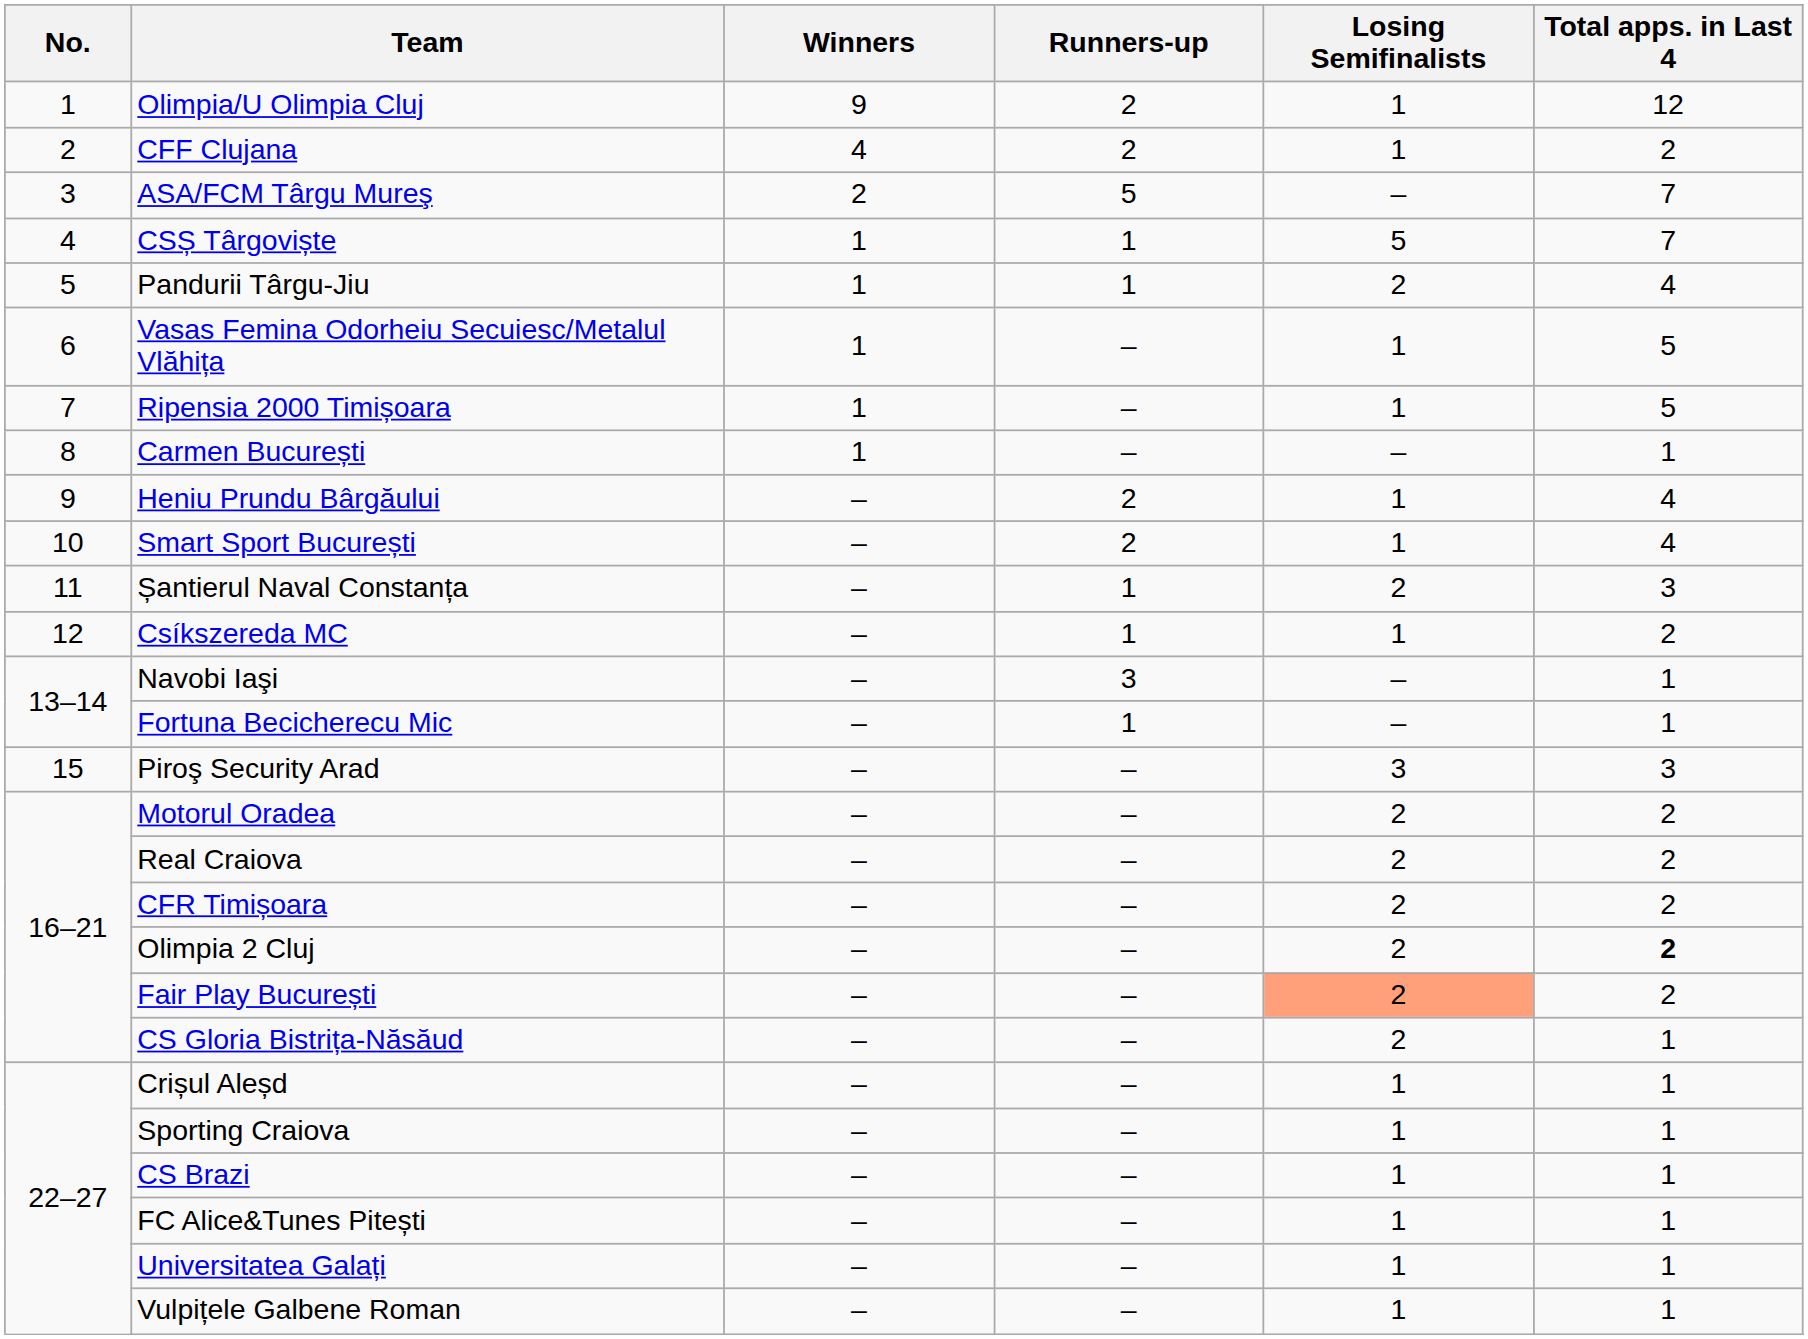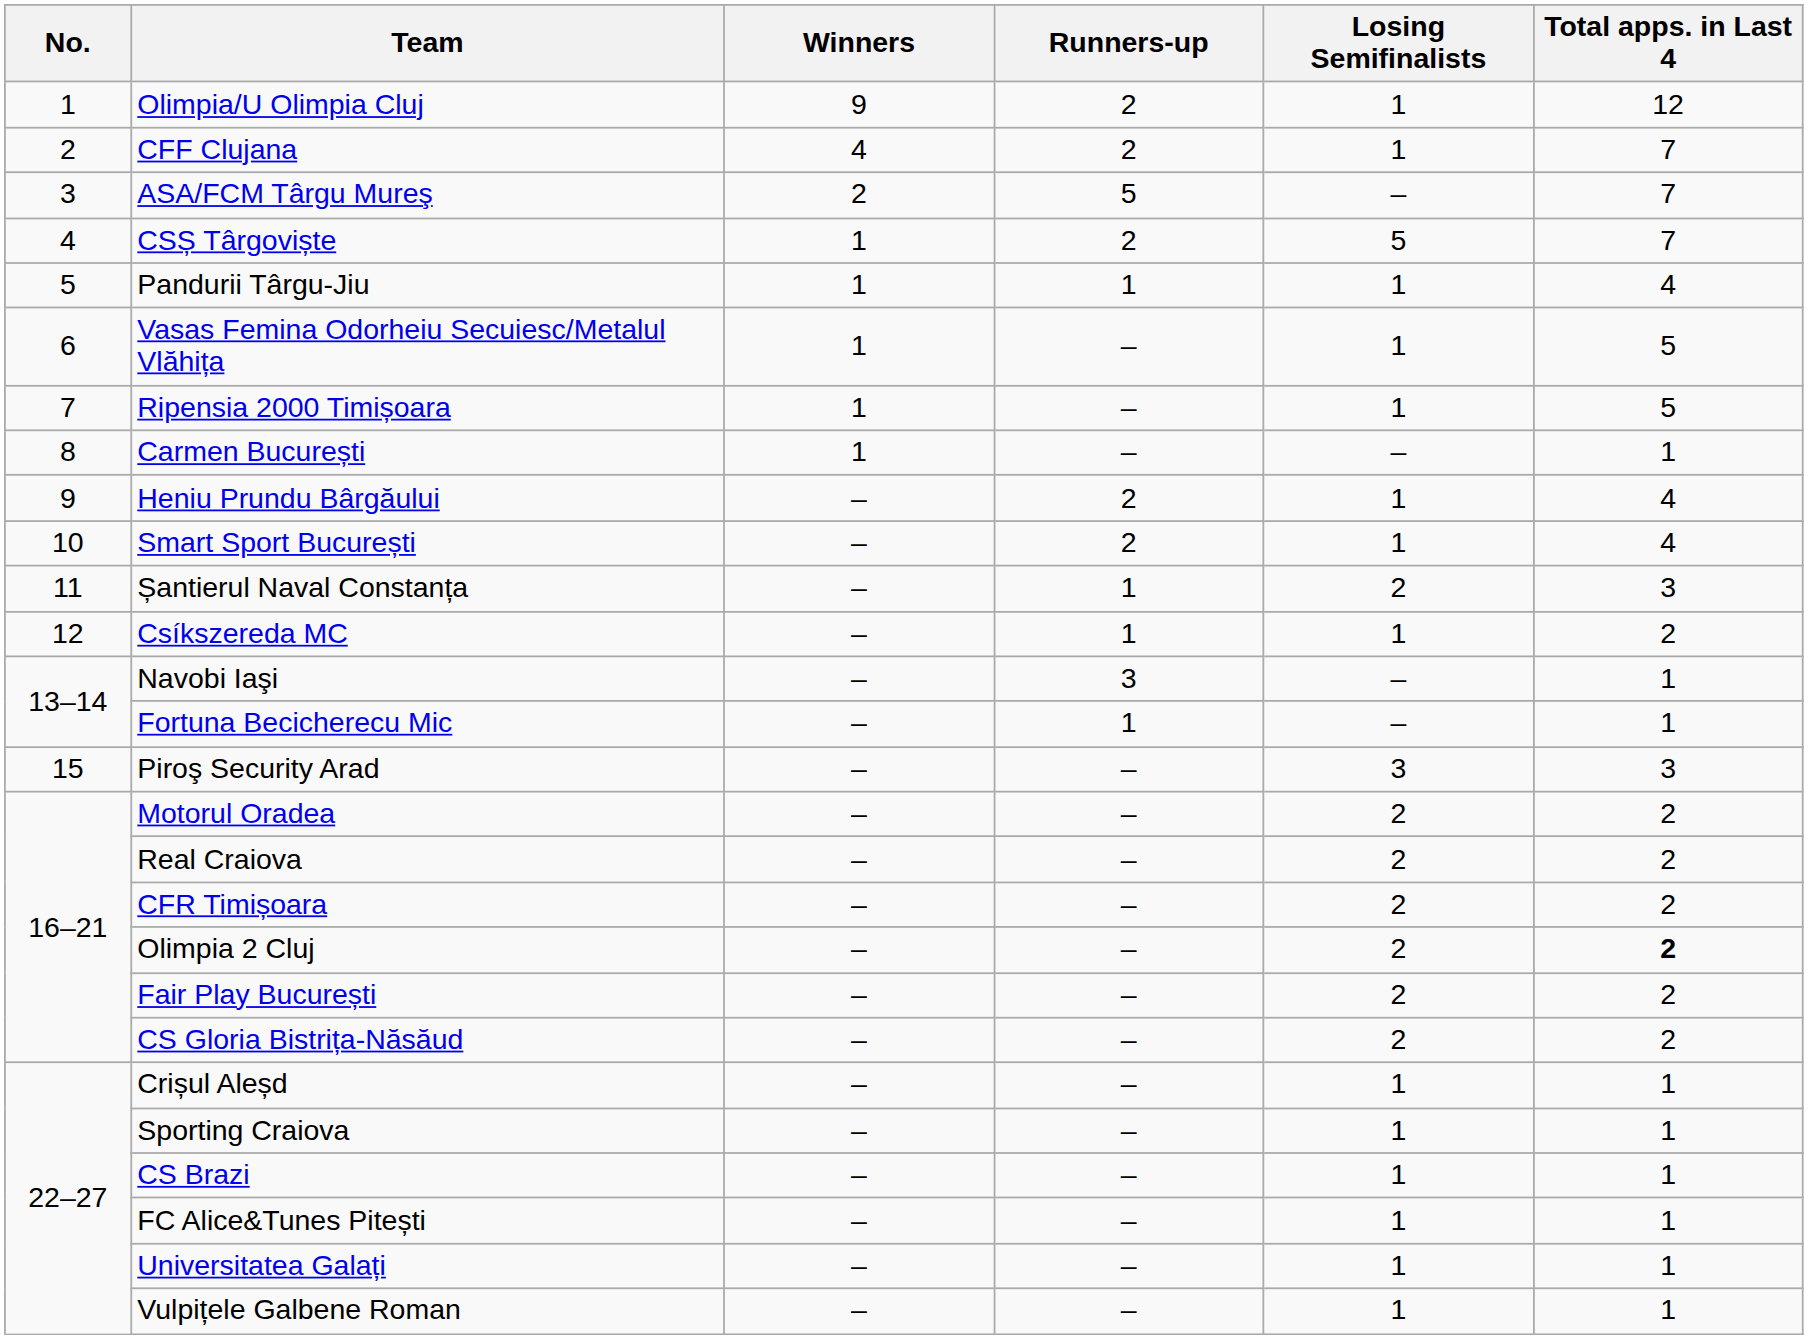(1668, 149) 2 -> (1668, 149) 7
(1129, 239) 1 -> (1129, 239) 2
(1398, 284) 2 -> (1398, 284) 1
(1398, 994) lightsalmon background -> (1398, 994) no background
(1668, 1039) 1 -> (1668, 1039) 2
